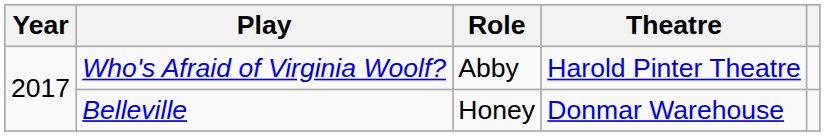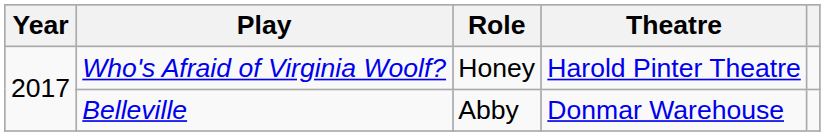(489, 67) Abby -> (497, 67) Honey
(497, 109) Honey -> (489, 109) Abby
